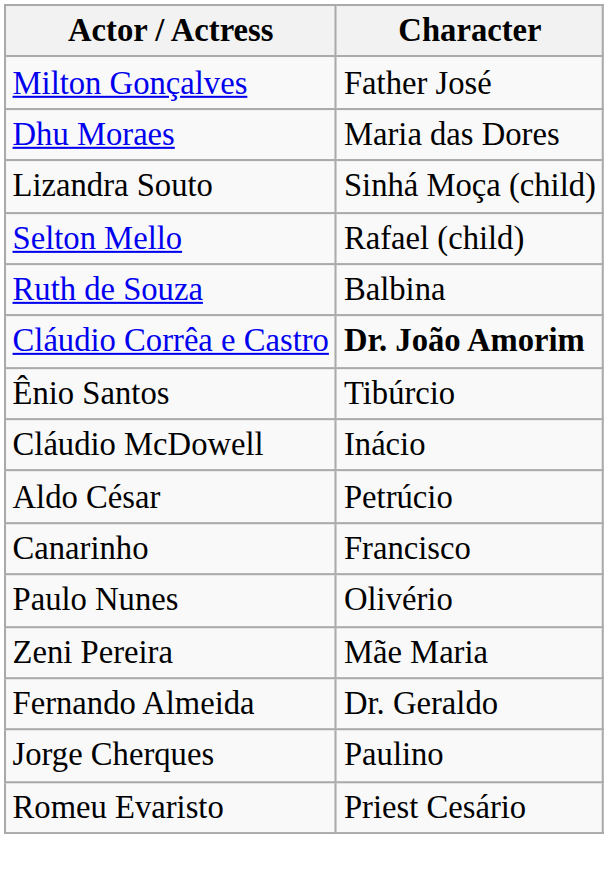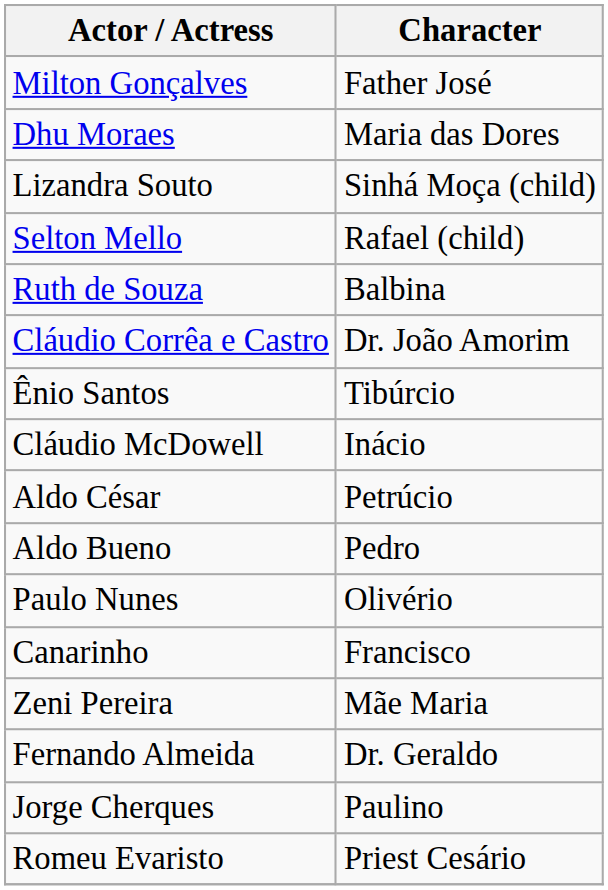(464, 340) bold -> (457, 340) normal
+ row: (92, 548)
rows swapped: (81, 548) <-> (95, 599)
